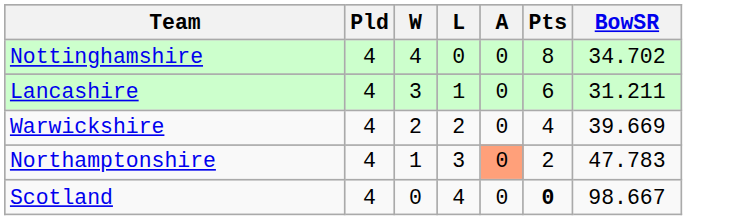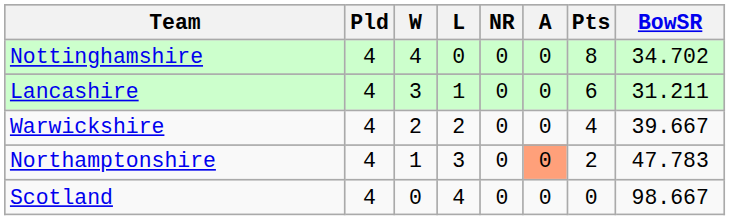+ column: (502, 22)
(627, 127) 39.669 -> (670, 127) 39.667
(548, 197) bold -> (591, 197) normal
